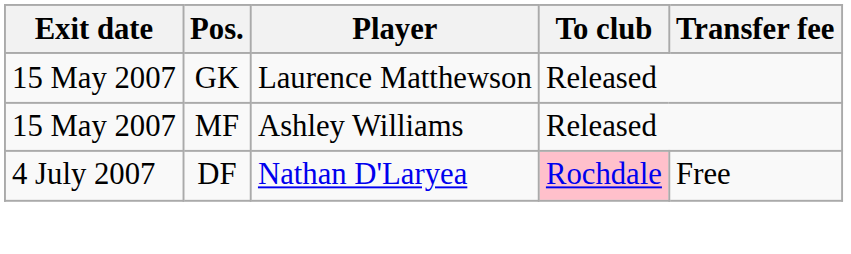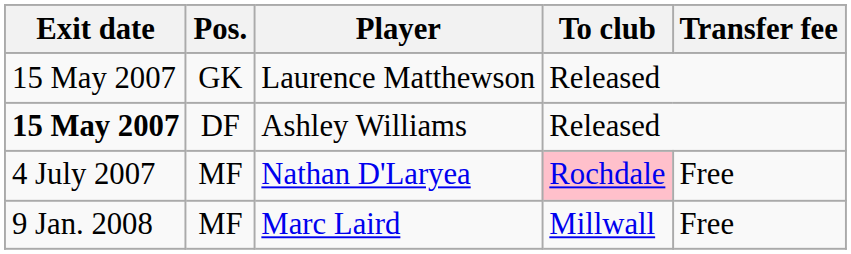(94, 126) normal -> (96, 126) bold
(217, 126) MF -> (220, 126) DF
(217, 175) DF -> (220, 175) MF
+ row: (331, 223)
